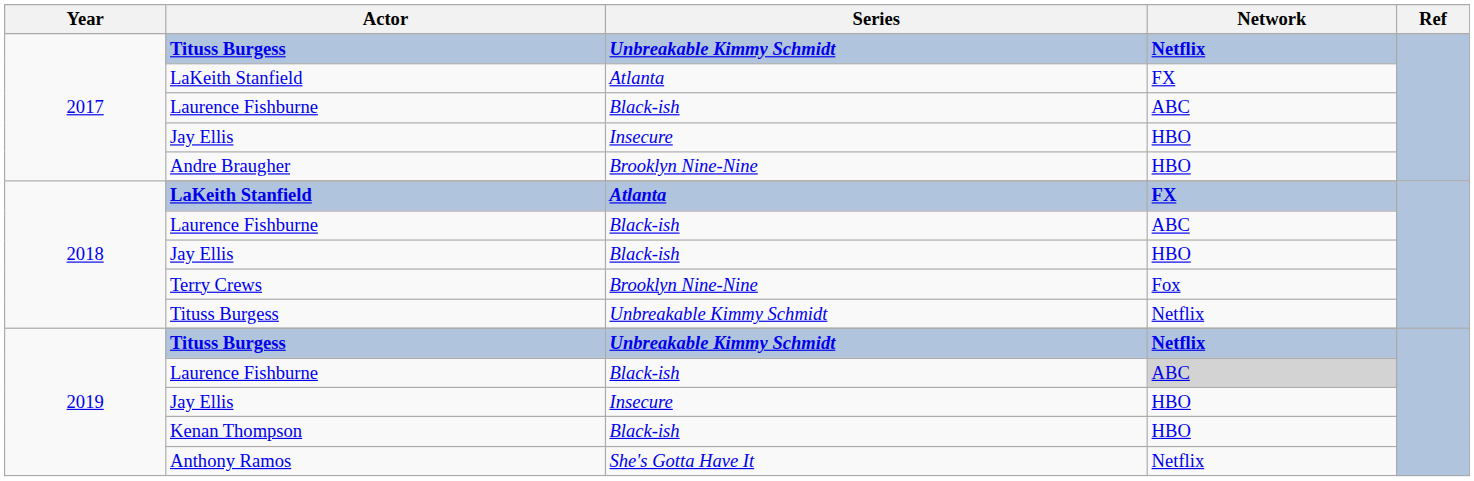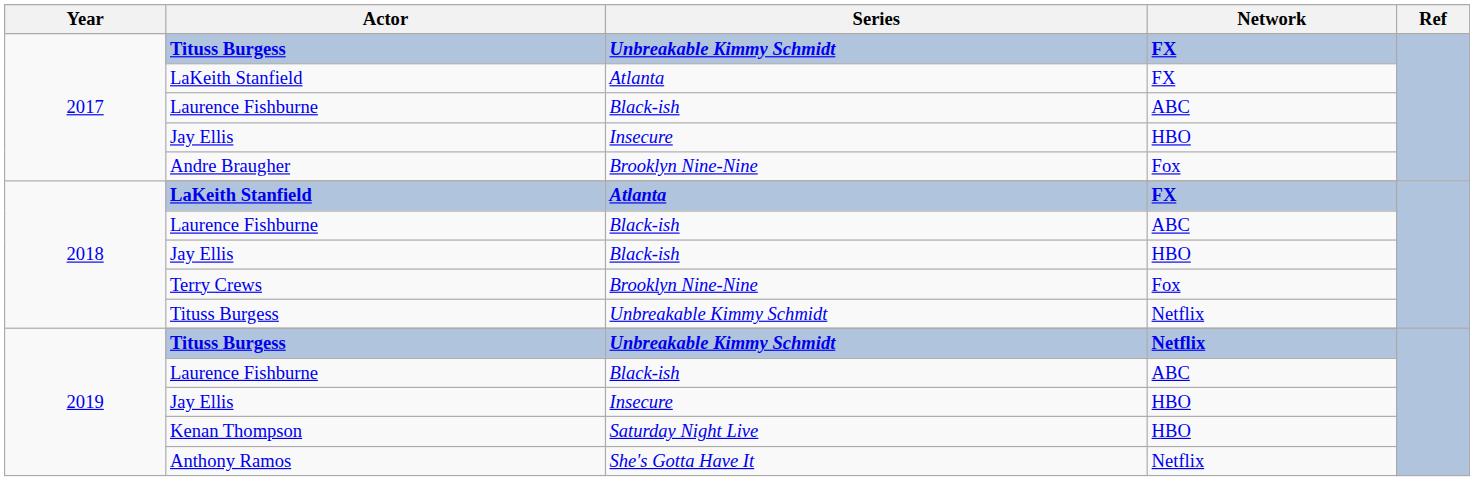(1178, 48) Netflix -> (1164, 48) FX
(1171, 166) HBO -> (1166, 166) Fox
(1171, 372) lightgrey background -> (1171, 372) no background
(645, 431) Black-ish -> (684, 431) Saturday Night Live
